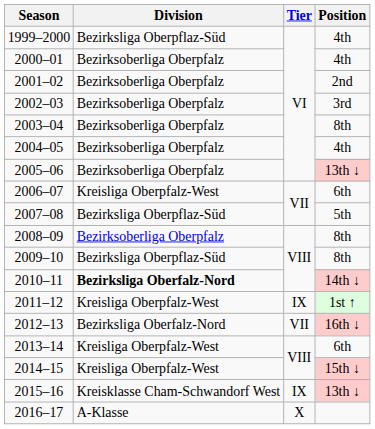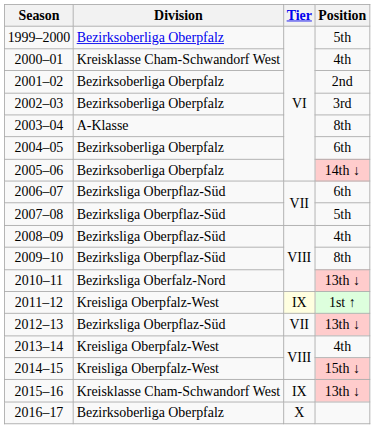(151, 37) Bezirksliga Oberpflaz-Süd -> (150, 37) Bezirksoberliga Oberpfalz
(342, 37) 4th -> (342, 37) 5th
(150, 59) Bezirksoberliga Oberpfalz -> (178, 59) Kreisklasse Cham-Schwandorf West
(150, 125) Bezirksoberliga Oberpfalz -> (103, 125) A-Klasse
(342, 147) 4th -> (342, 147) 6th
(342, 170) 13th ↓ -> (342, 170) 14th ↓
(148, 192) Kreisliga Oberpfalz-West -> (151, 192) Bezirksliga Oberpflaz-Süd
(150, 236) Bezirksoberliga Oberpfalz -> (151, 236) Bezirksliga Oberpflaz-Süd
(342, 236) 8th -> (342, 236) 4th
(156, 280) bold -> (151, 280) normal
(342, 280) 14th ↓ -> (342, 280) 13th ↓
(299, 302) no background -> (299, 302) lightyellow background
(151, 324) Bezirksliga Oberfalz-Nord -> (151, 324) Bezirksliga Oberpflaz-Süd
(342, 324) 16th ↓ -> (342, 324) 13th ↓
(342, 346) 6th -> (342, 346) 4th
(103, 412) A-Klasse -> (150, 412) Bezirksoberliga Oberpfalz
